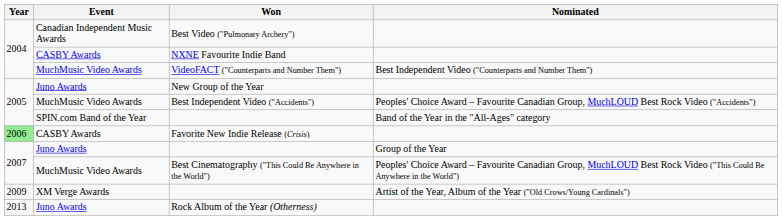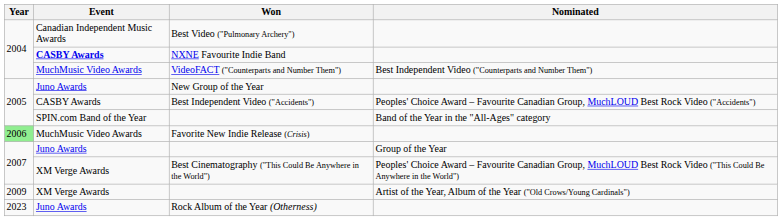(68, 54) normal -> (70, 54) bold
(89, 102) MuchMusic Video Awards -> (68, 102) CASBY Awards
(68, 133) CASBY Awards -> (89, 133) MuchMusic Video Awards
(89, 170) MuchMusic Video Awards -> (73, 170) XM Verge Awards
(17, 207) 2013 -> (17, 207) 2023
